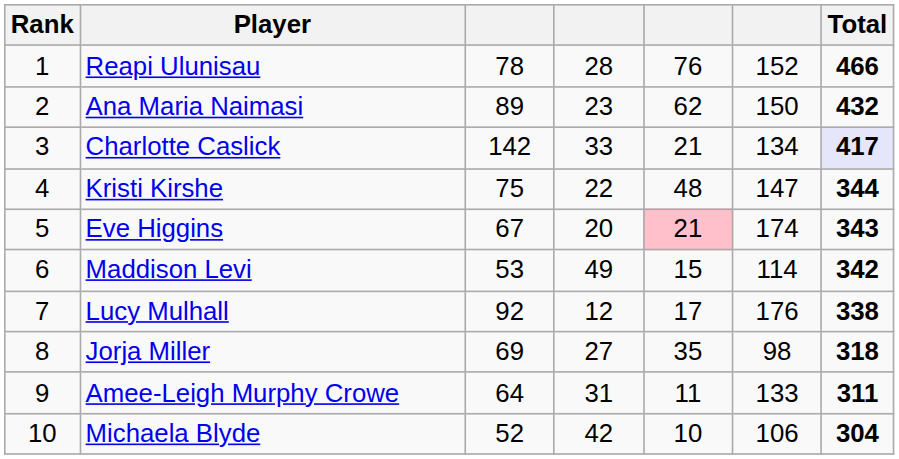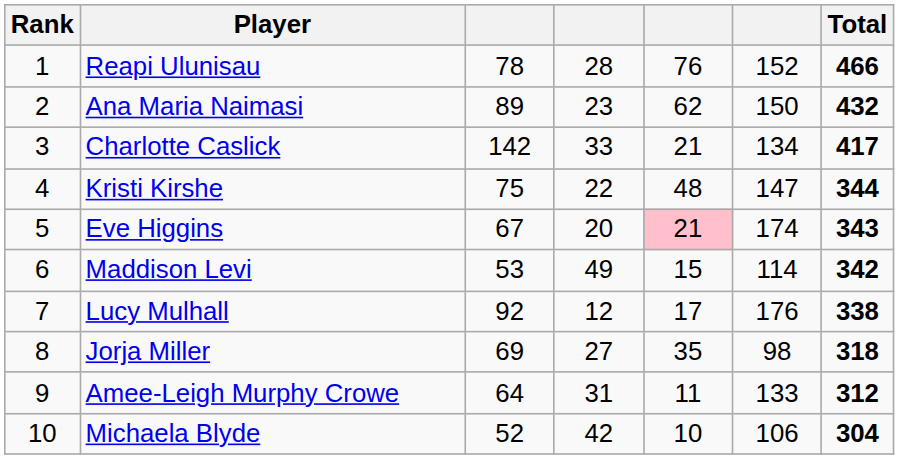(857, 147) lavender background -> (857, 147) no background
(857, 392) 311 -> (857, 392) 312
